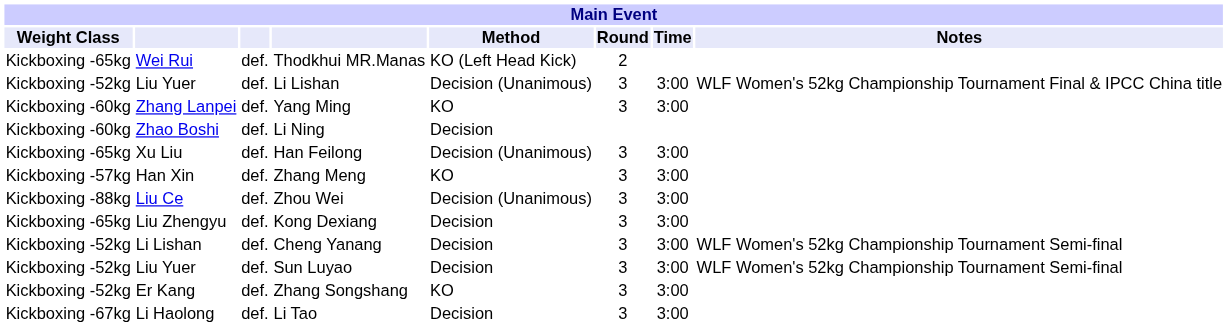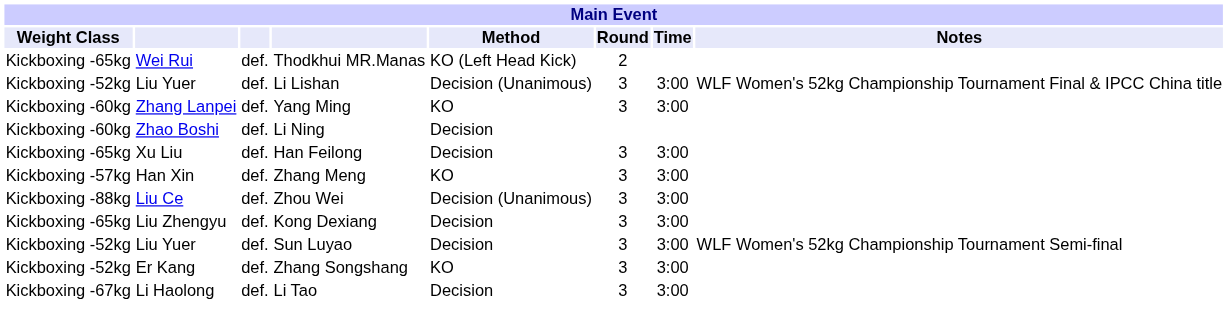(511, 153) Decision (Unanimous) -> (462, 153) Decision
- row: (328, 245)
